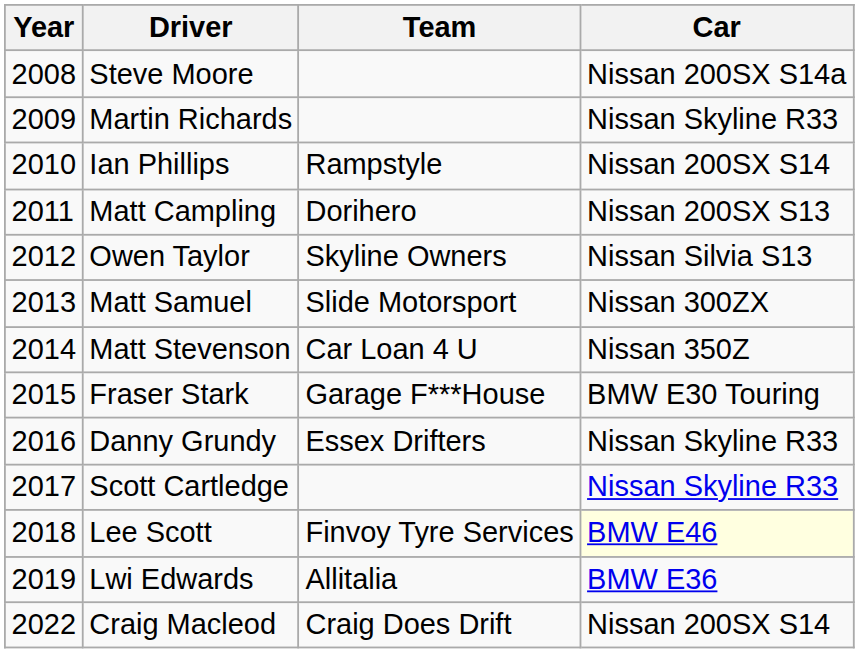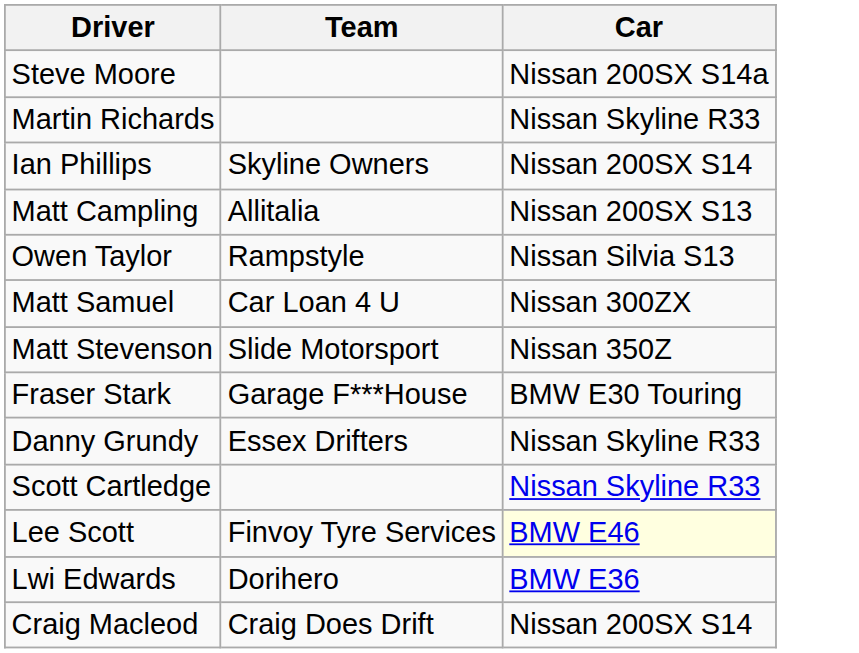- column: (44, 27)
(374, 165) Rampstyle -> (328, 165) Skyline Owners
(361, 211) Dorihero -> (274, 211) Allitalia
(406, 257) Skyline Owners -> (296, 257) Rampstyle
(411, 303) Slide Motorsport -> (314, 303) Car Loan 4 U
(392, 348) Car Loan 4 U -> (333, 348) Slide Motorsport
(351, 578) Allitalia -> (283, 578) Dorihero
